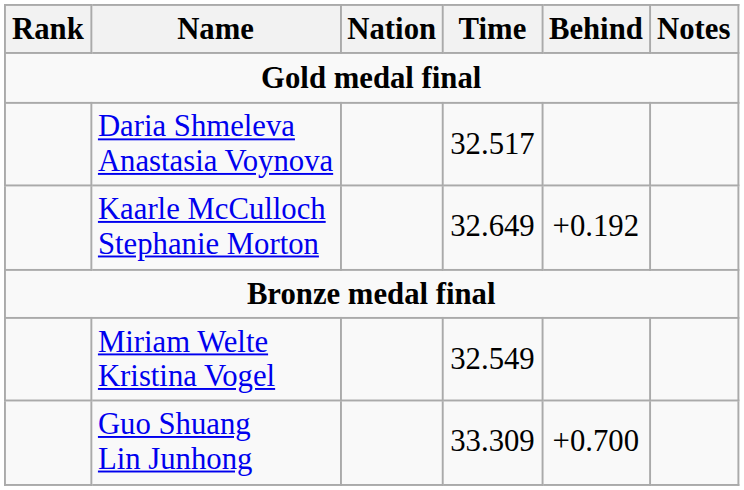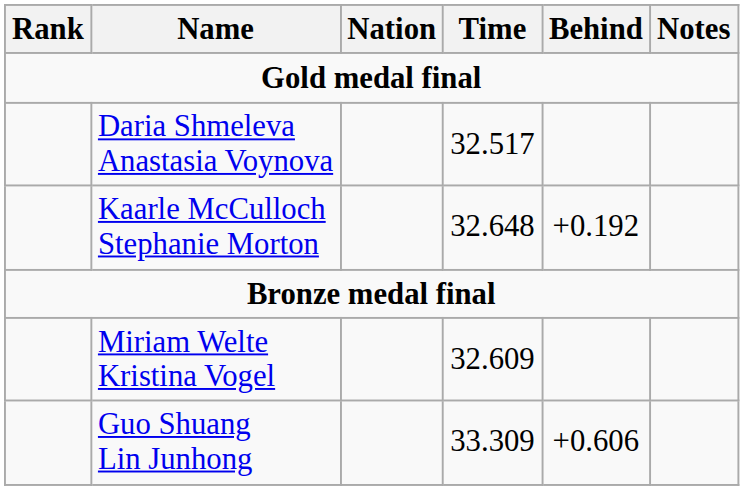(492, 226) 32.649 -> (492, 226) 32.648
(492, 358) 32.549 -> (492, 358) 32.609
(596, 442) +0.700 -> (596, 442) +0.606
